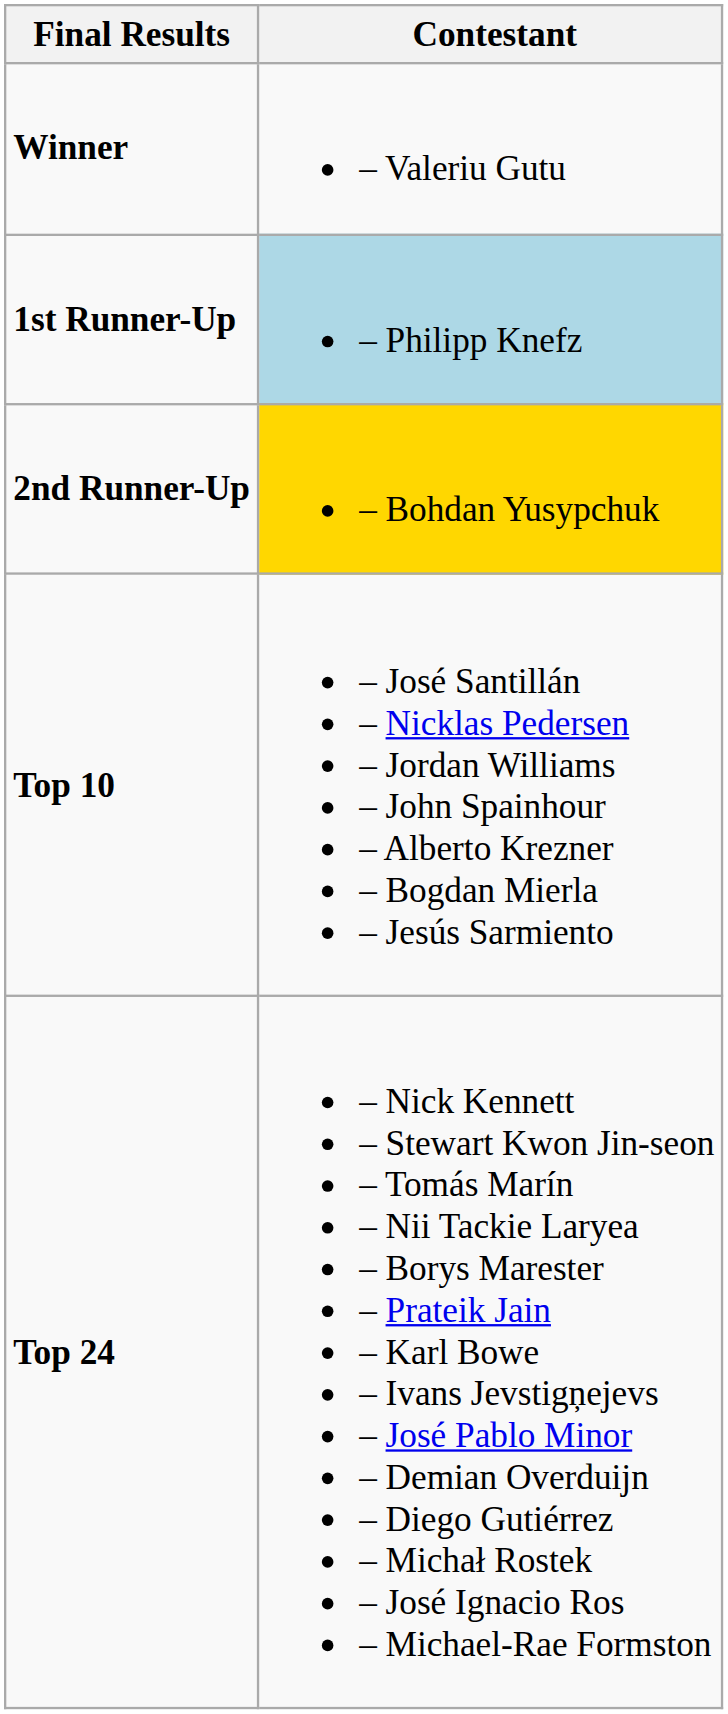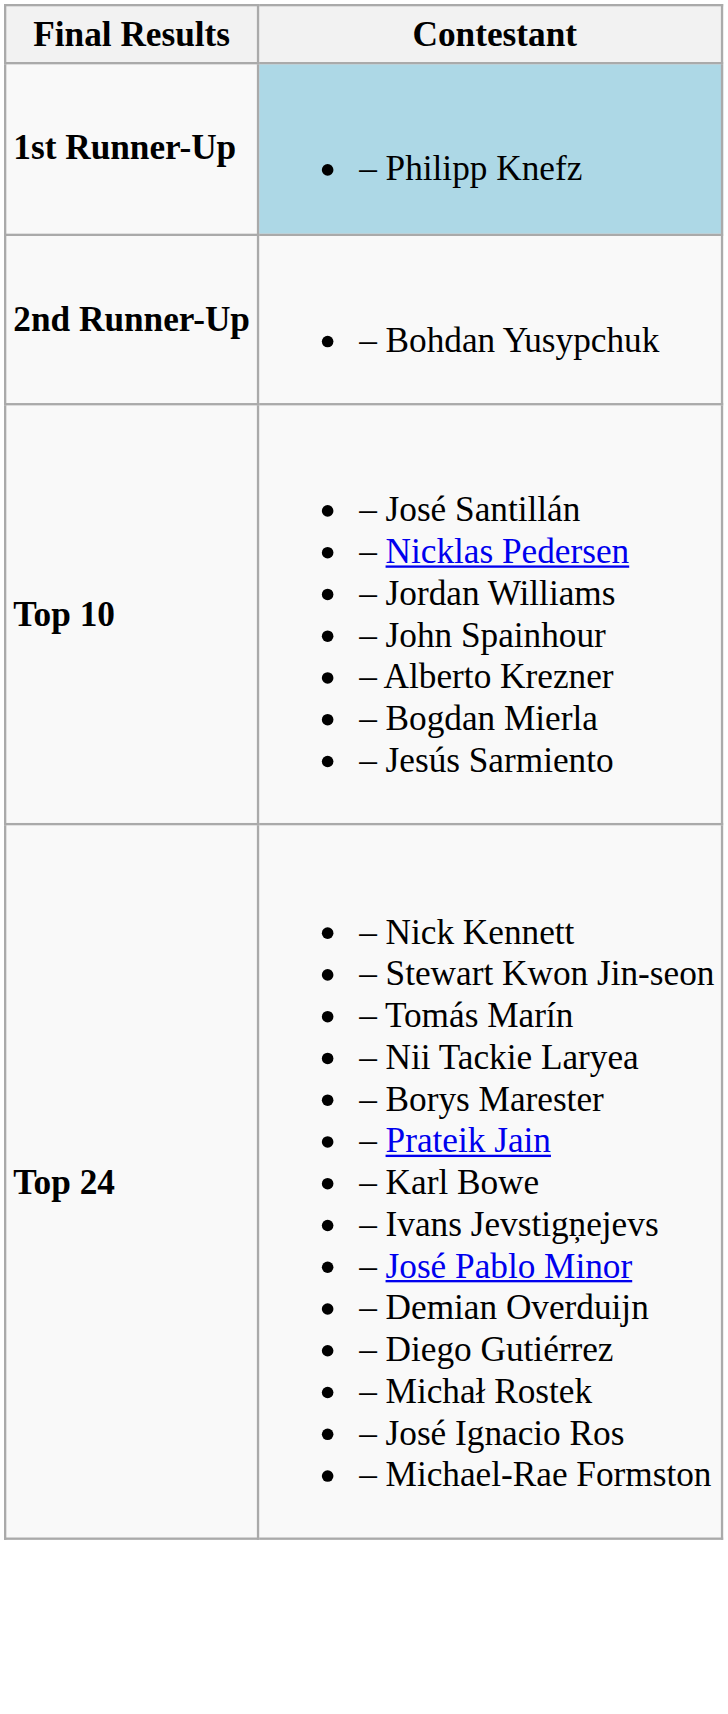- row: (71, 148)
(490, 510) gold background -> (490, 340) no background
